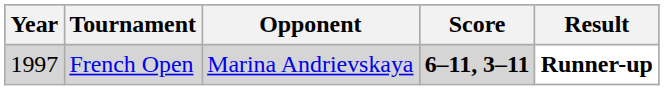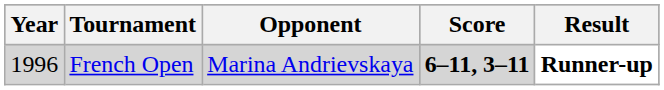(34, 64) 1997 -> (34, 64) 1996
